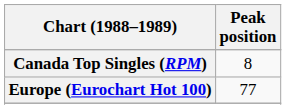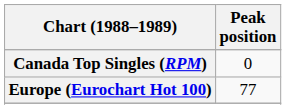(248, 63) 8 -> (248, 63) 0
